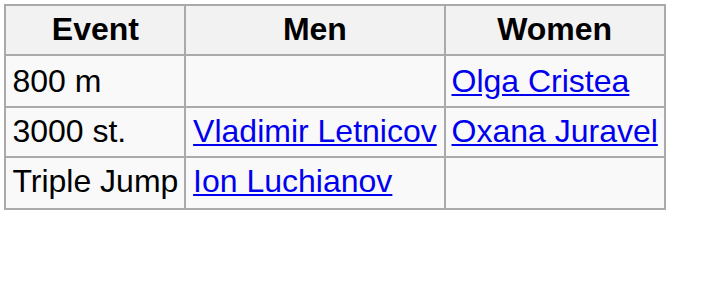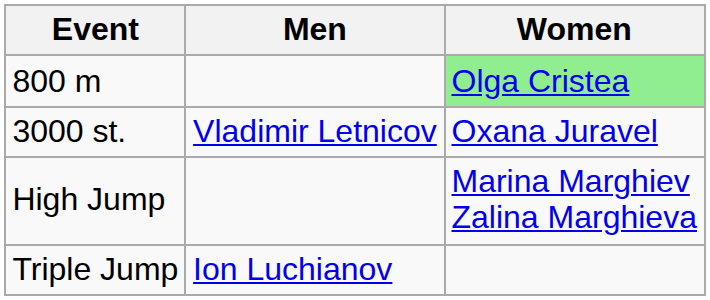(540, 80) no background -> (540, 80) lightgreen background
+ row: (89, 200)
